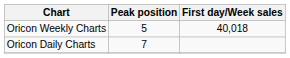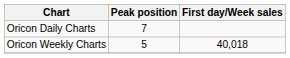rows swapped: (51, 45) <-> (56, 28)
